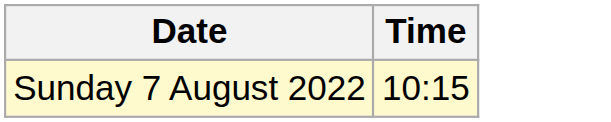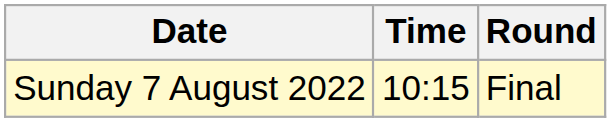+ column: (541, 32)
